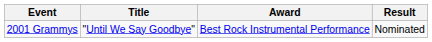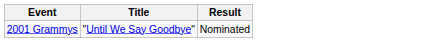- column: (285, 12)
